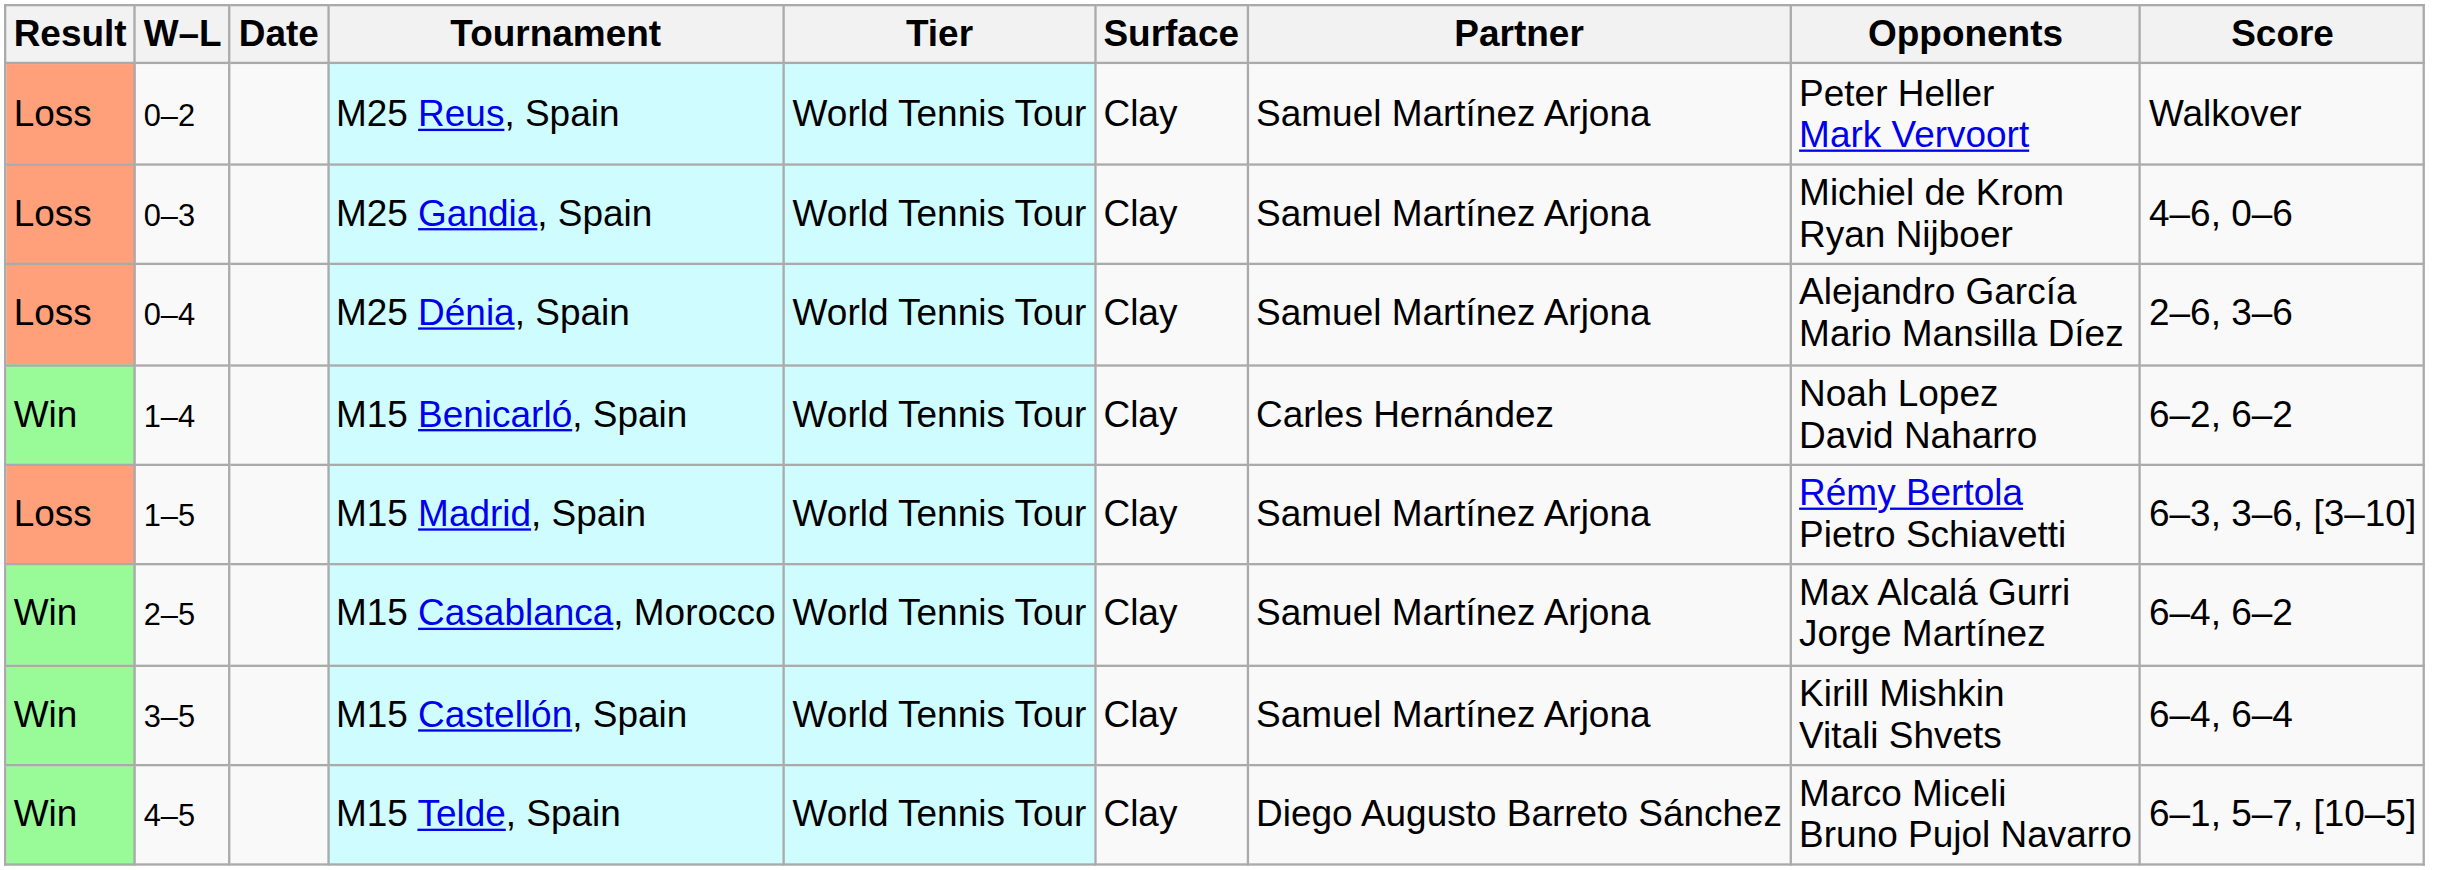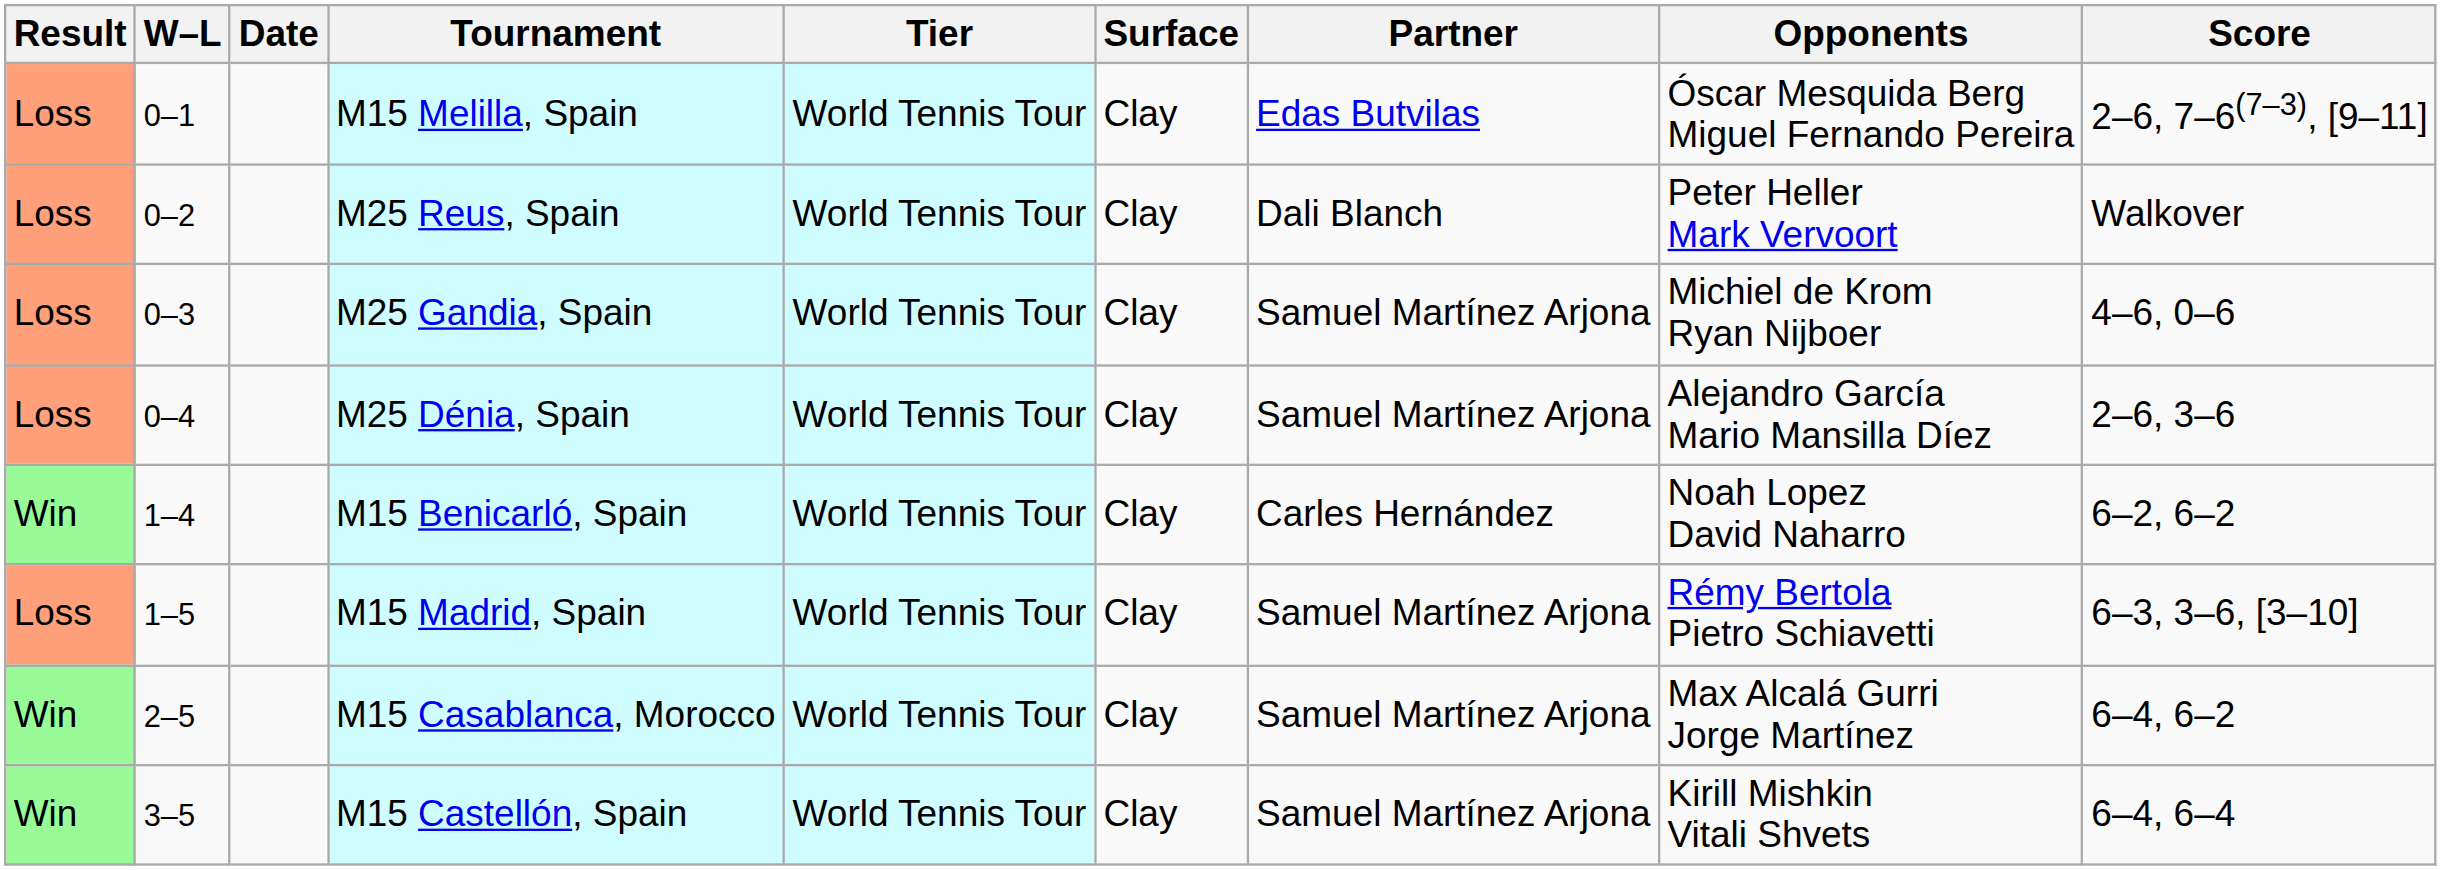+ row: (487, 113)
(1453, 113) Samuel Martínez Arjona -> (1350, 213) Dali Blanch
- row: (478, 814)
